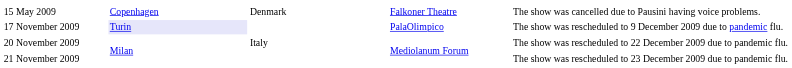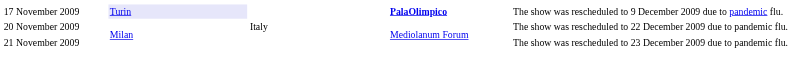- row: (30, 11)
(417, 27) normal -> (419, 11) bold
